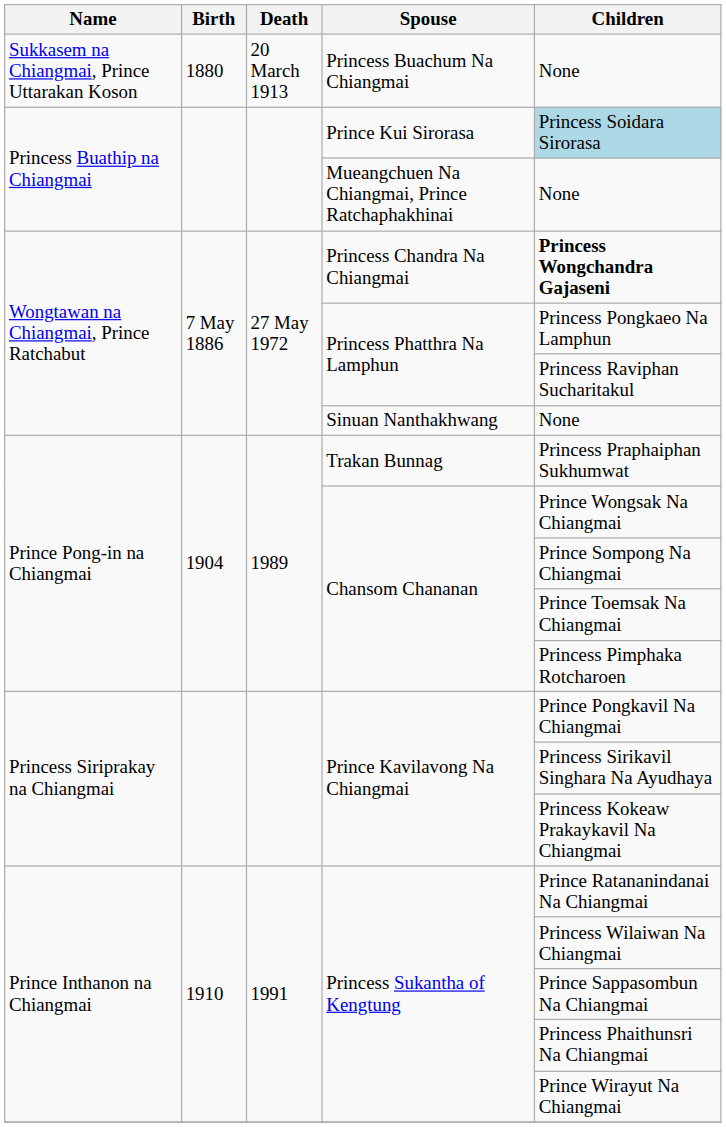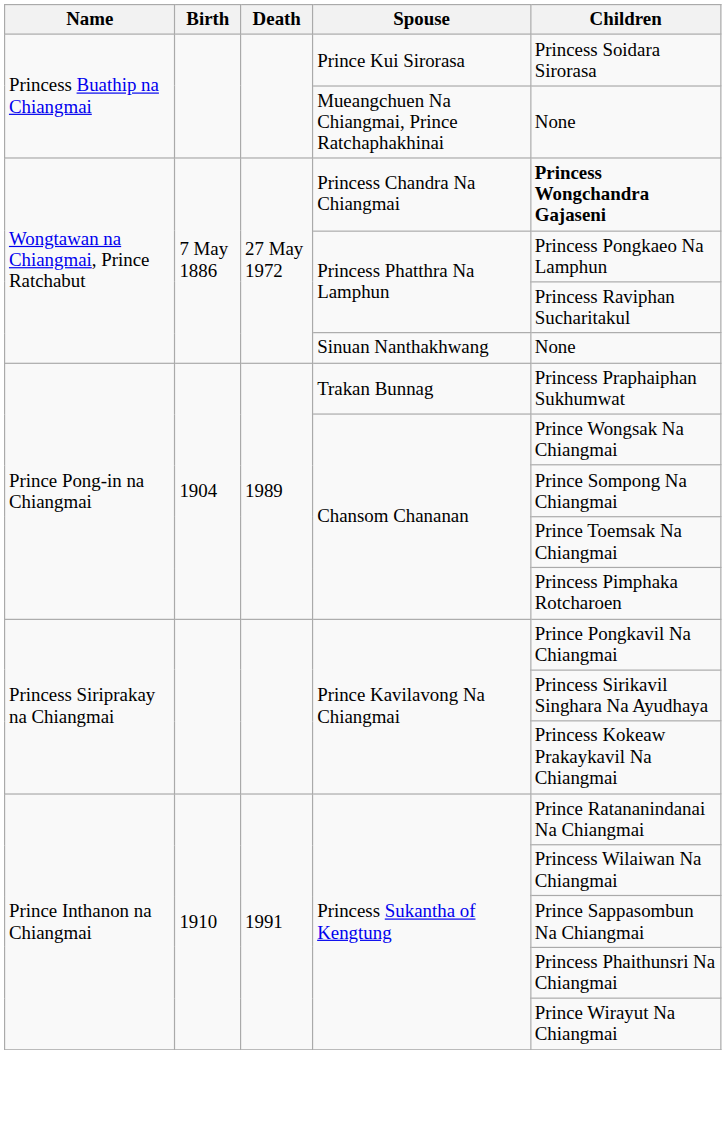- row: (79, 70)
(601, 132) lightblue background -> (597, 60) no background
